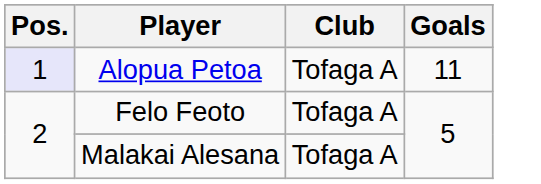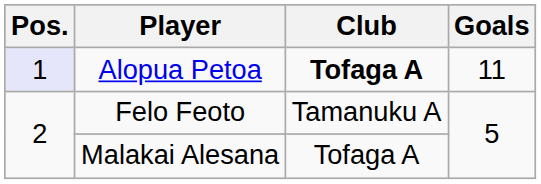(345, 69) normal -> (367, 69) bold
(345, 112) Tofaga A -> (367, 112) Tamanuku A
